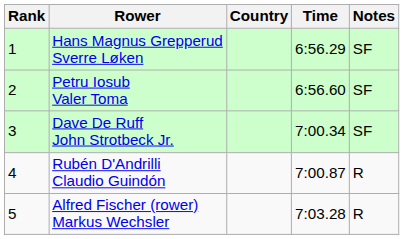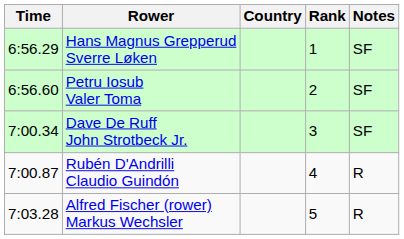columns swapped: (27, 16) <-> (320, 16)
